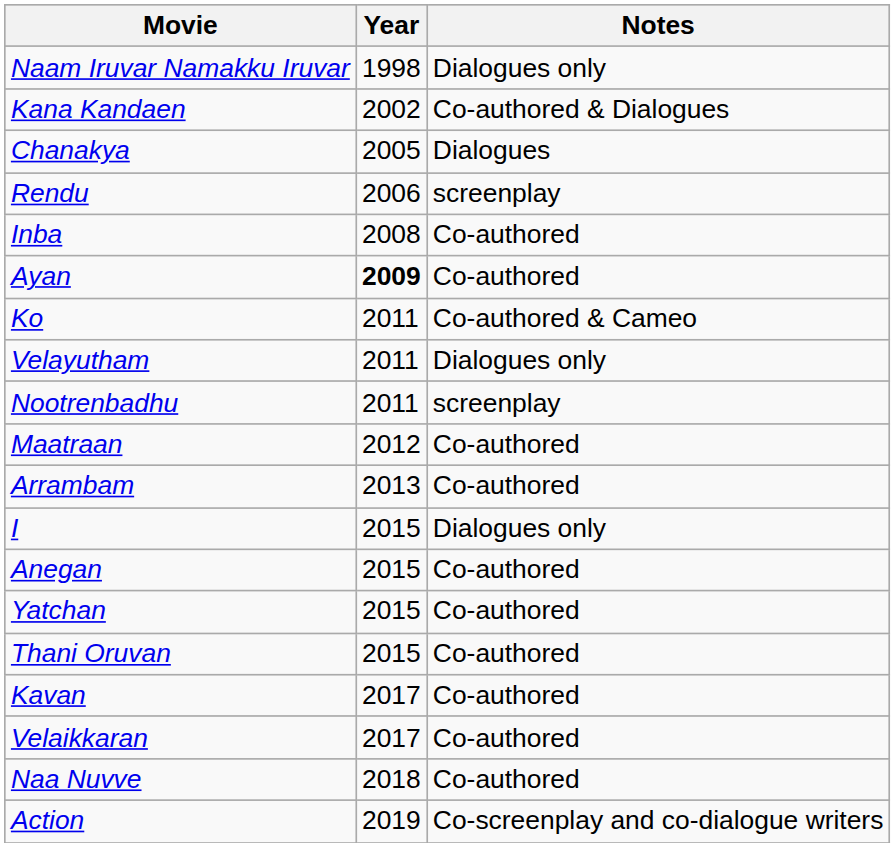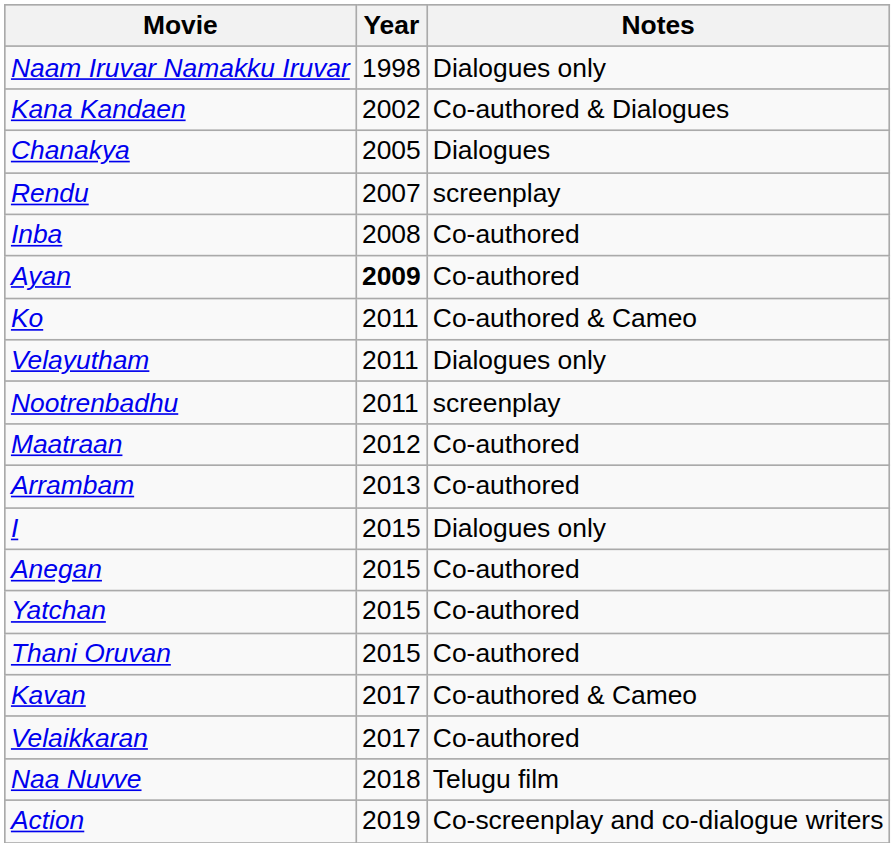(391, 192) 2006 -> (391, 192) 2007
(506, 695) Co-authored -> (565, 695) Co-authored & Cameo
(506, 779) Co-authored -> (496, 779) Telugu film
